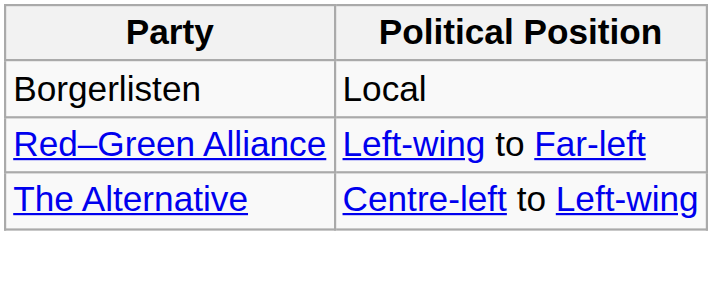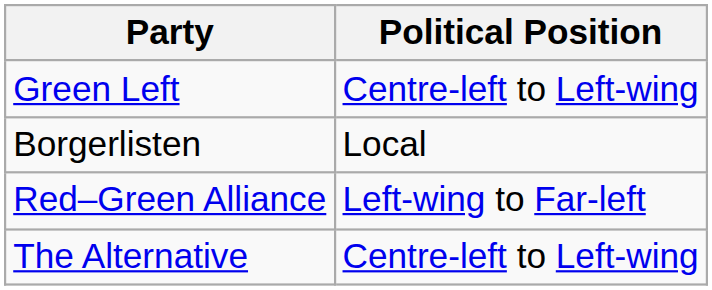+ row: (96, 88)
